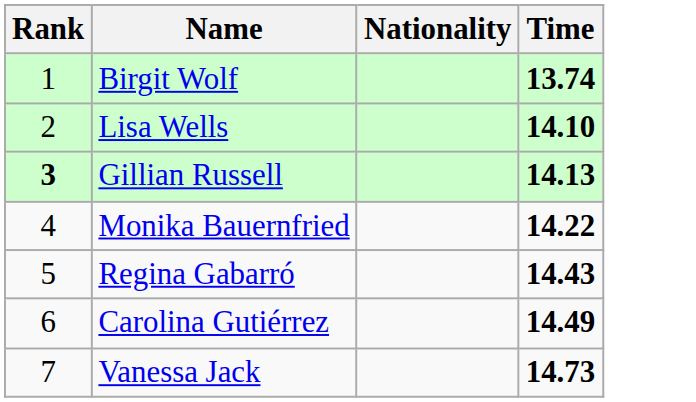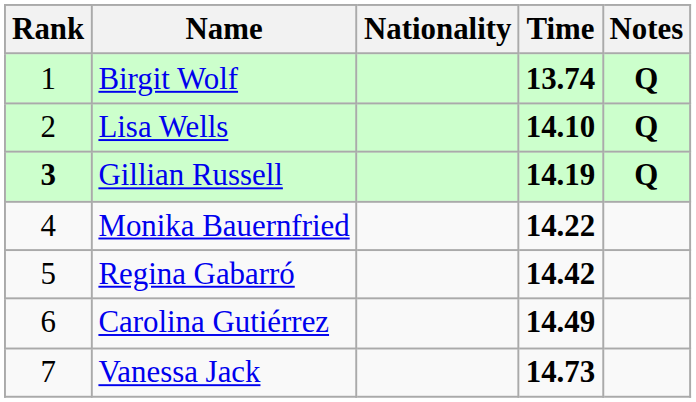+ column: (646, 28)
(560, 175) 14.13 -> (560, 175) 14.19
(560, 273) 14.43 -> (560, 273) 14.42
